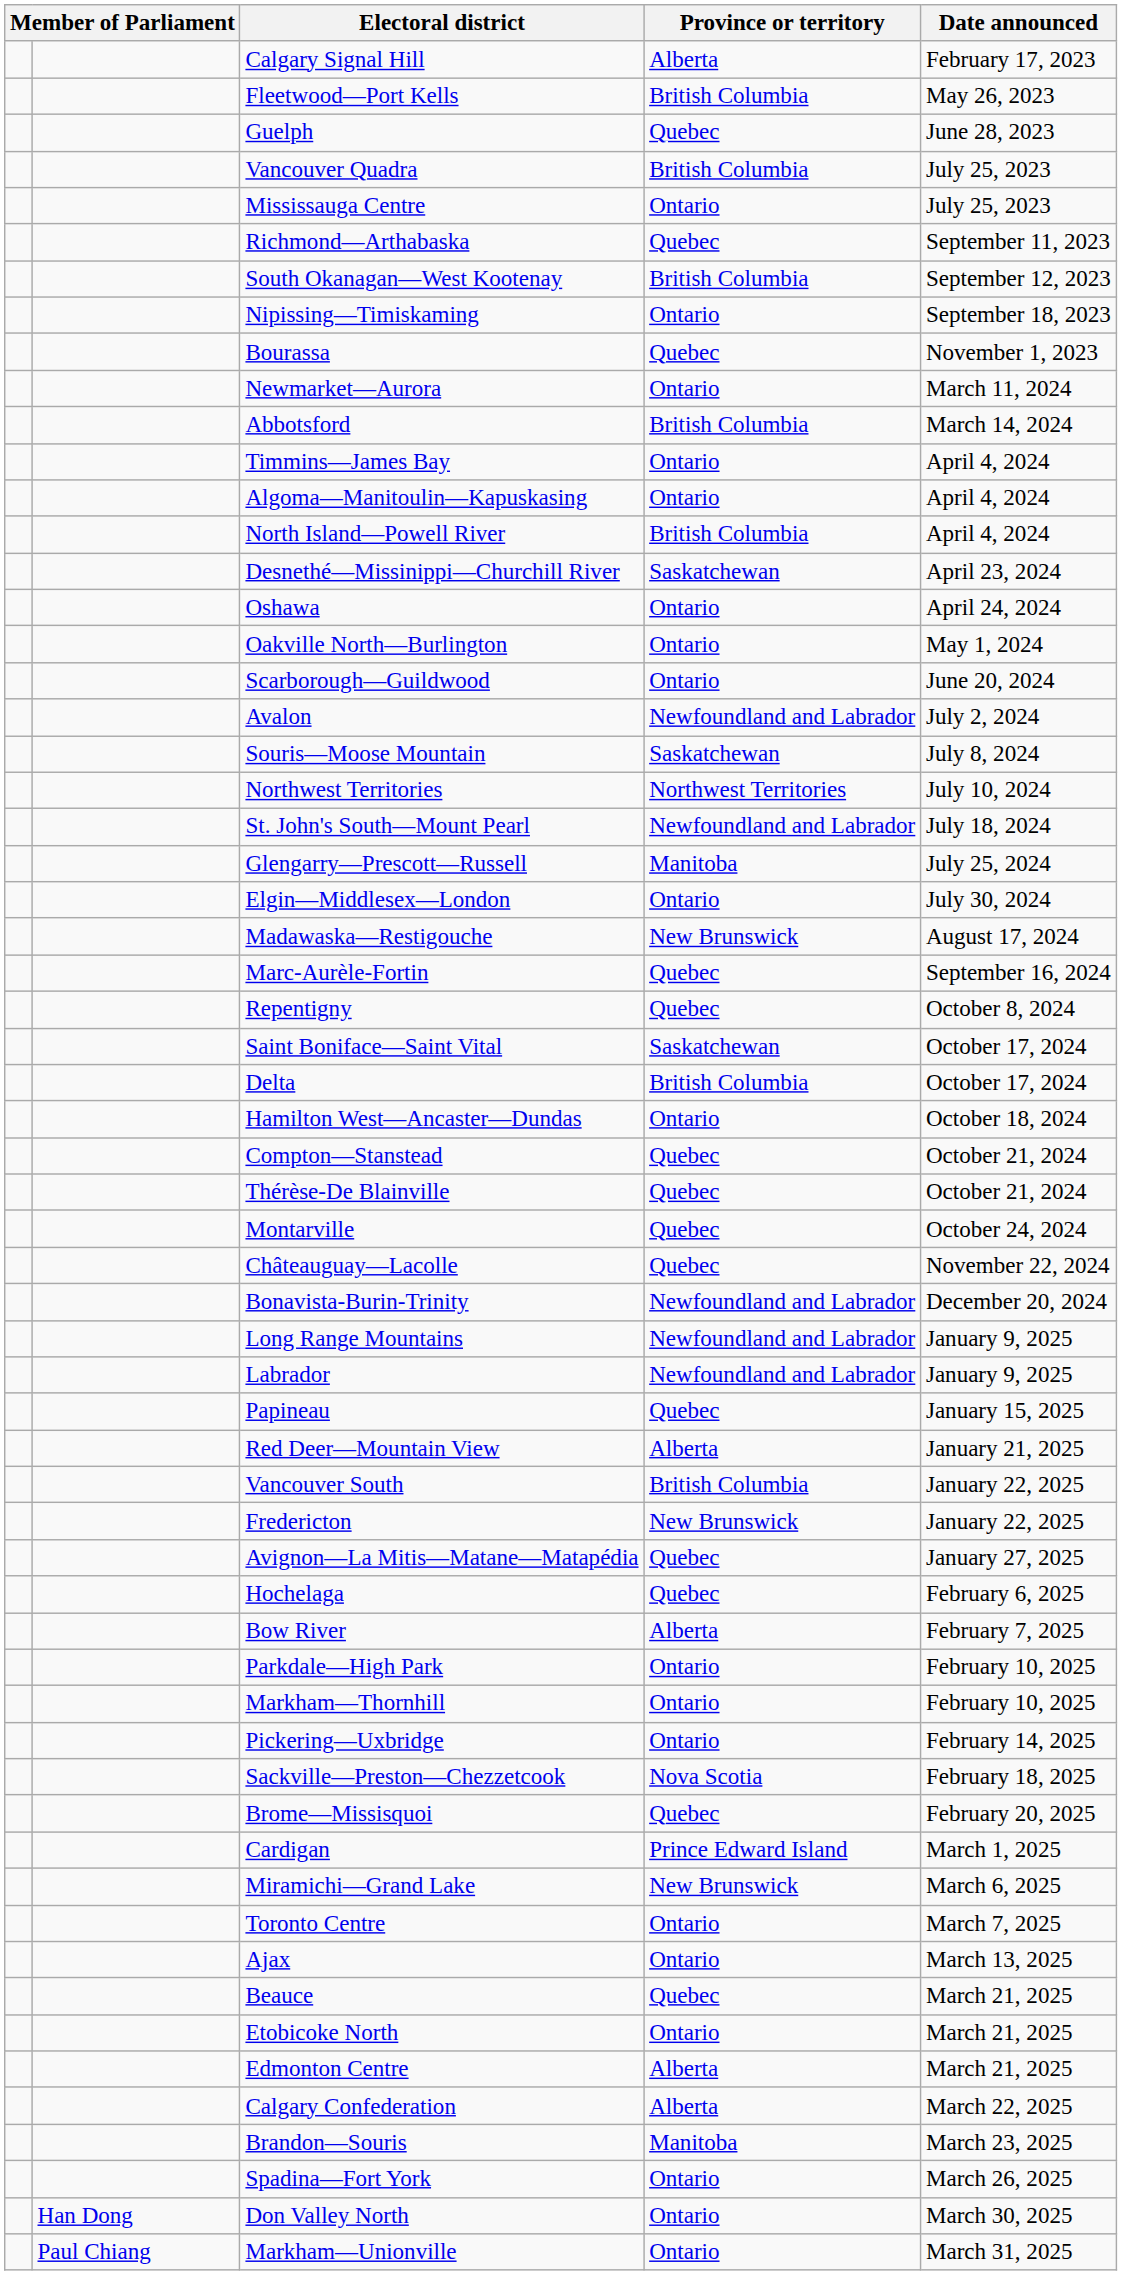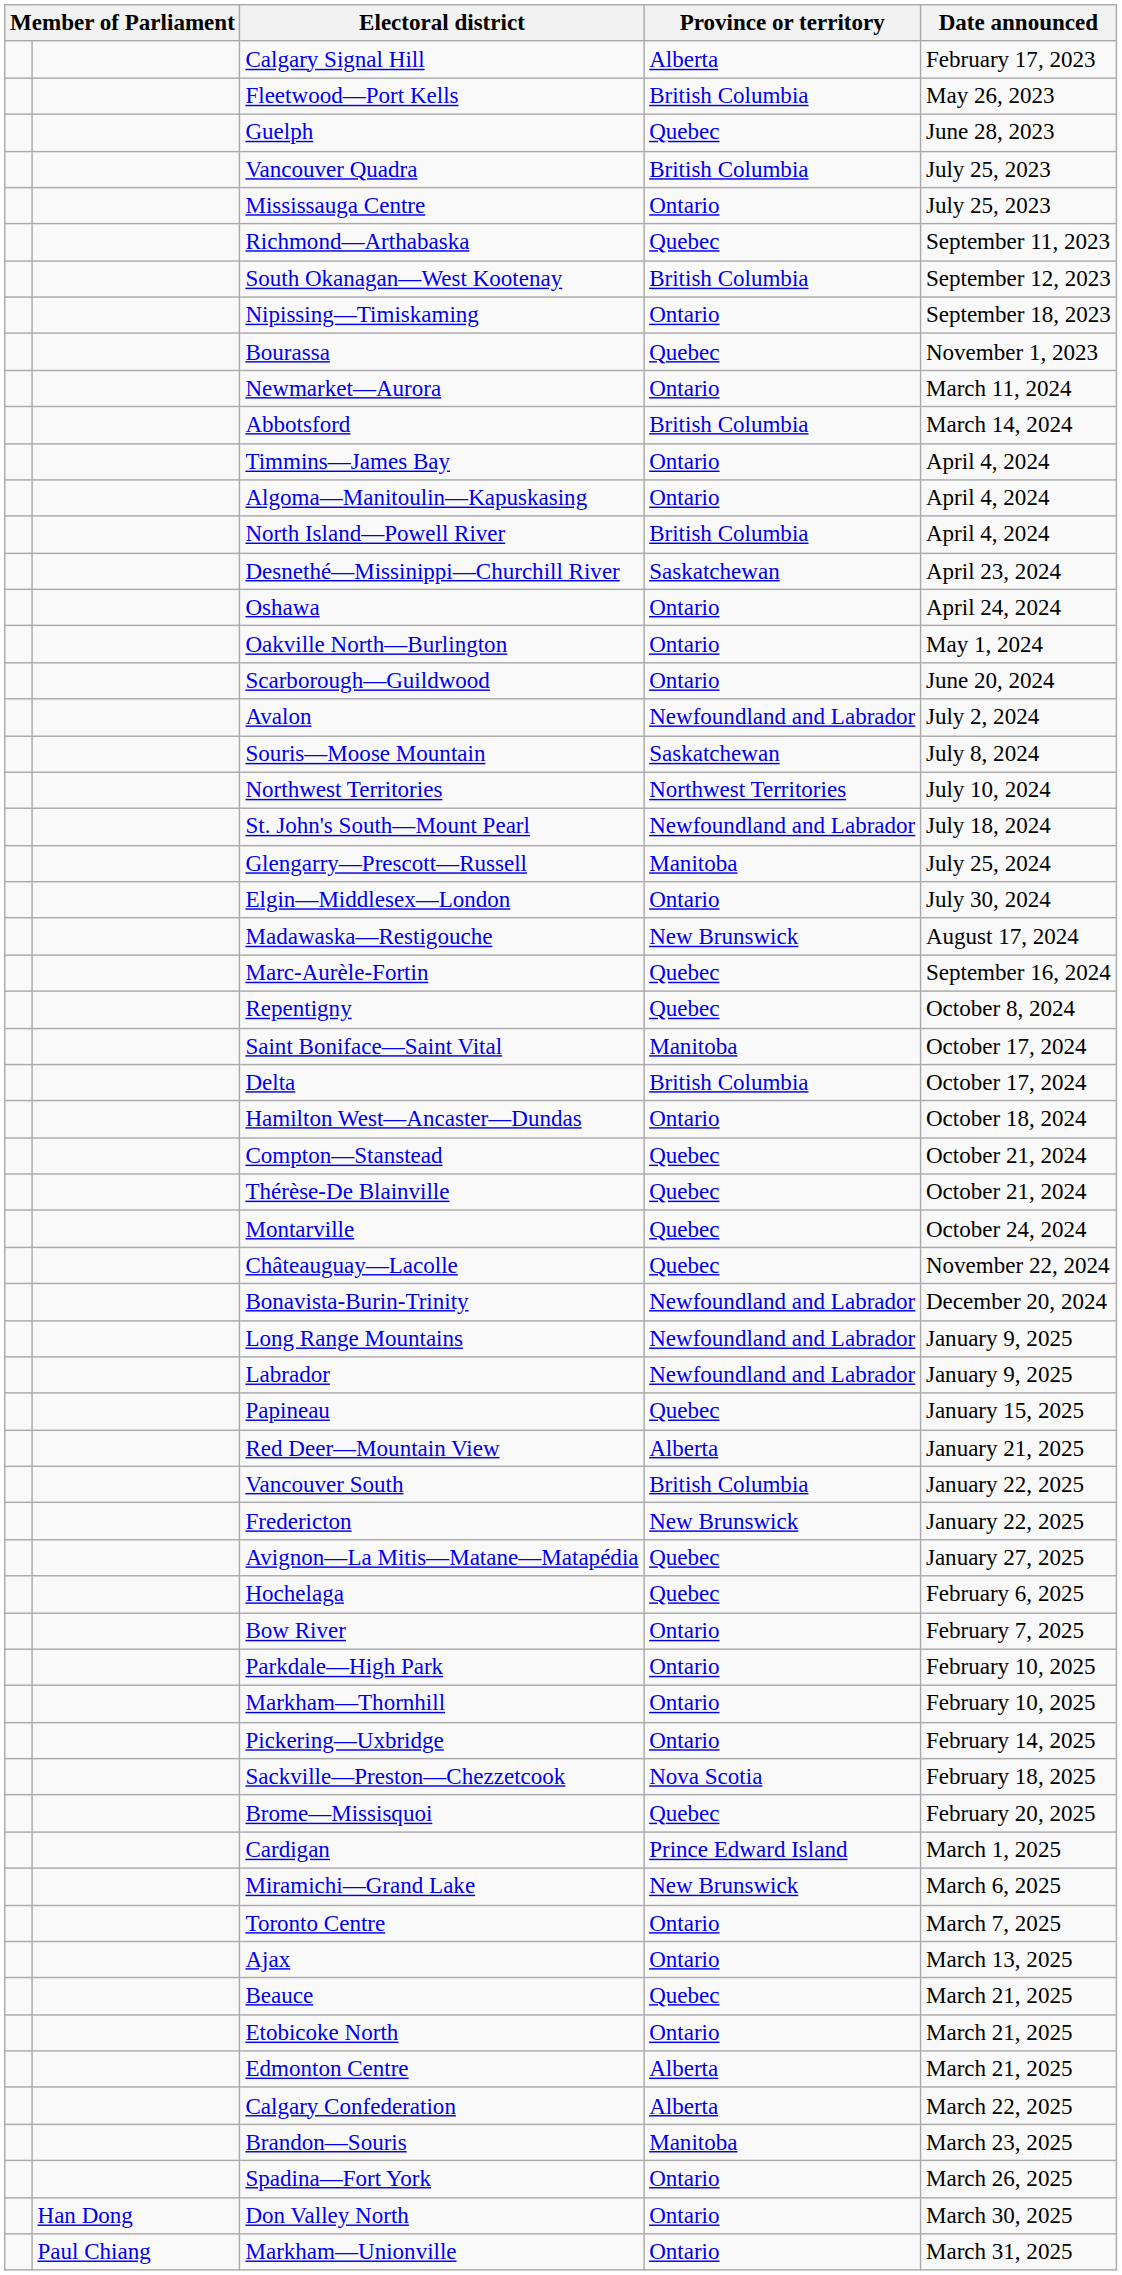(714, 1045) Saskatchewan -> (693, 1045) Manitoba
(684, 1630) Alberta -> (684, 1630) Ontario
